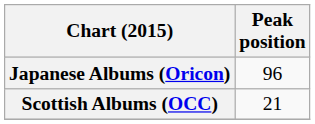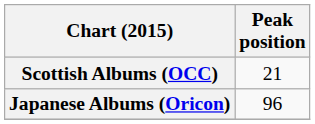rows swapped: (120, 72) <-> (120, 103)
